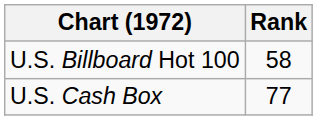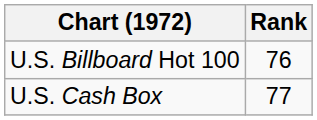(279, 59) 58 -> (279, 59) 76
